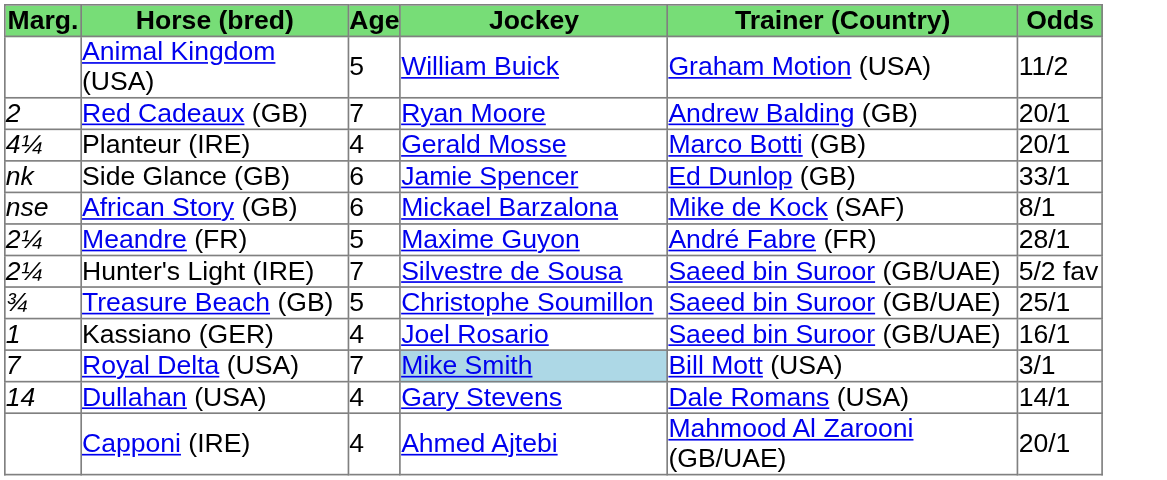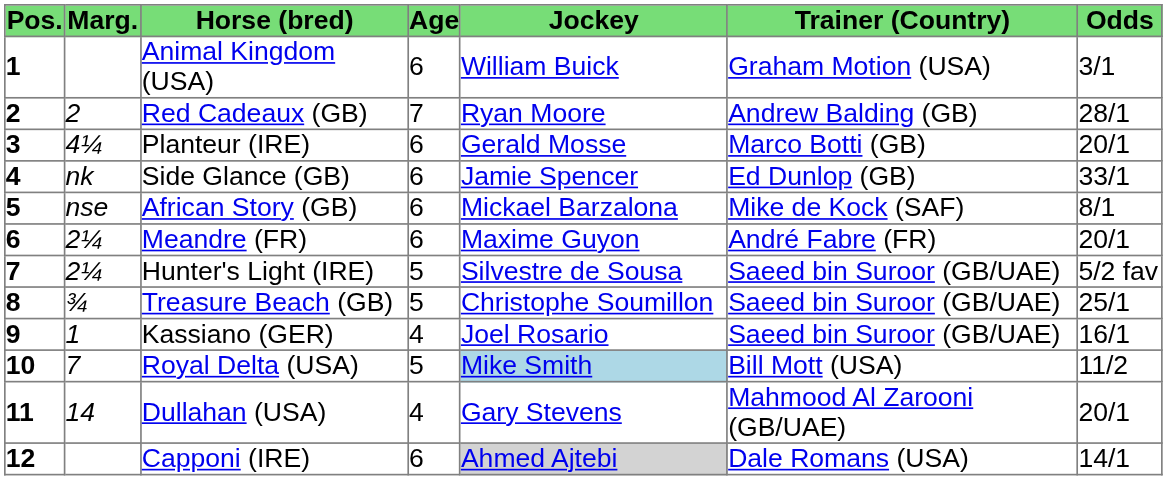+ column: (35, 20)
(357, 66) 5 -> (416, 66) 6
(1044, 66) 11/2 -> (1097, 66) 3/1
(1044, 113) 20/1 -> (1104, 113) 28/1
(357, 144) 4 -> (416, 144) 6
(357, 239) 5 -> (416, 239) 6
(1044, 239) 28/1 -> (1104, 239) 20/1
(357, 270) 7 -> (416, 270) 5
(357, 365) 7 -> (416, 365) 5
(1037, 365) 3/1 -> (1103, 365) 11/2
(789, 397) Dale Romans (USA) -> (851, 412) Mahmood Al Zarooni (GB/UAE)
(1044, 397) 14/1 -> (1104, 412) 20/1
(357, 443) 4 -> (416, 458) 6
(479, 443) no background -> (539, 458) lightgrey background
(791, 443) Mahmood Al Zarooni (GB/UAE) -> (848, 458) Dale Romans (USA)
(1044, 443) 20/1 -> (1104, 458) 14/1
